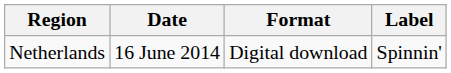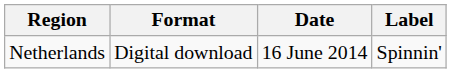columns swapped: (167, 20) <-> (298, 20)
